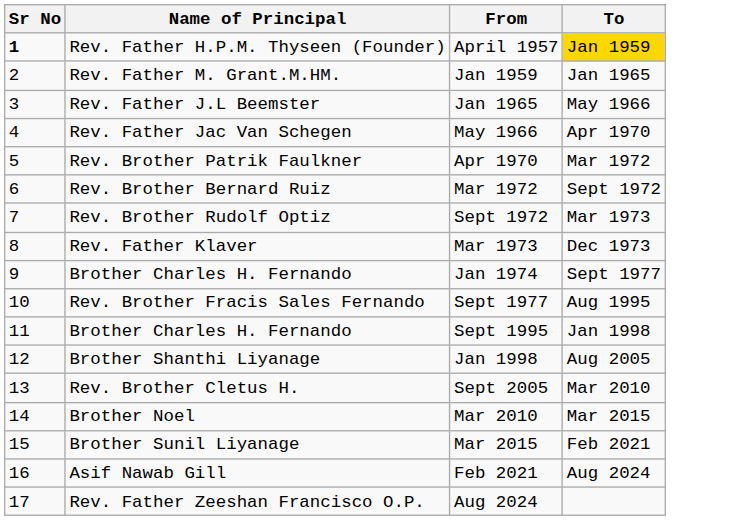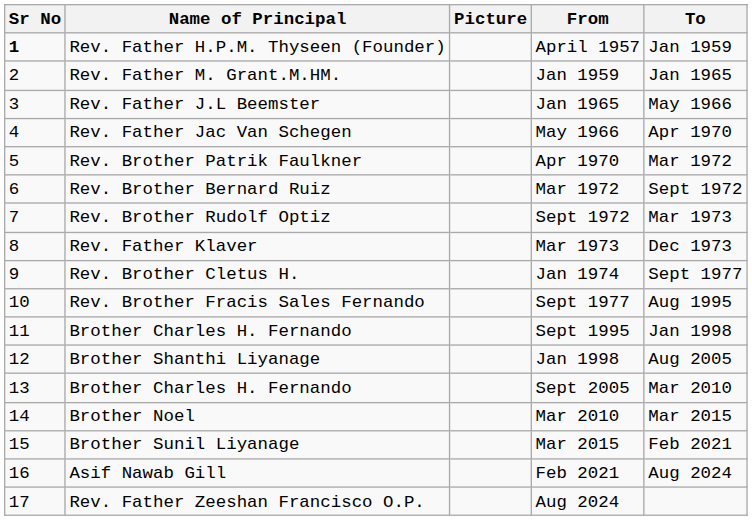+ column: (491, 19)
(609, 47) gold background -> (690, 47) no background
(211, 274) Brother Charles H. Fernando -> (184, 274) Rev. Brother Cletus H.
(184, 388) Rev. Brother Cletus H. -> (211, 388) Brother Charles H. Fernando
